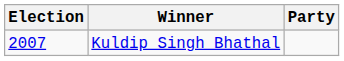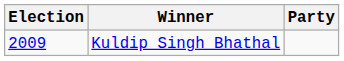(27, 43) 2007 -> (27, 43) 2009
